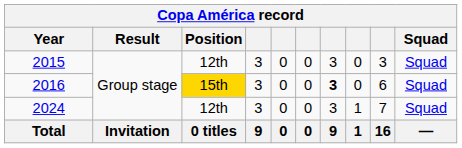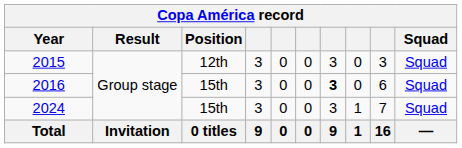(214, 85) gold background -> (214, 85) no background
(214, 108) 12th -> (214, 108) 15th
